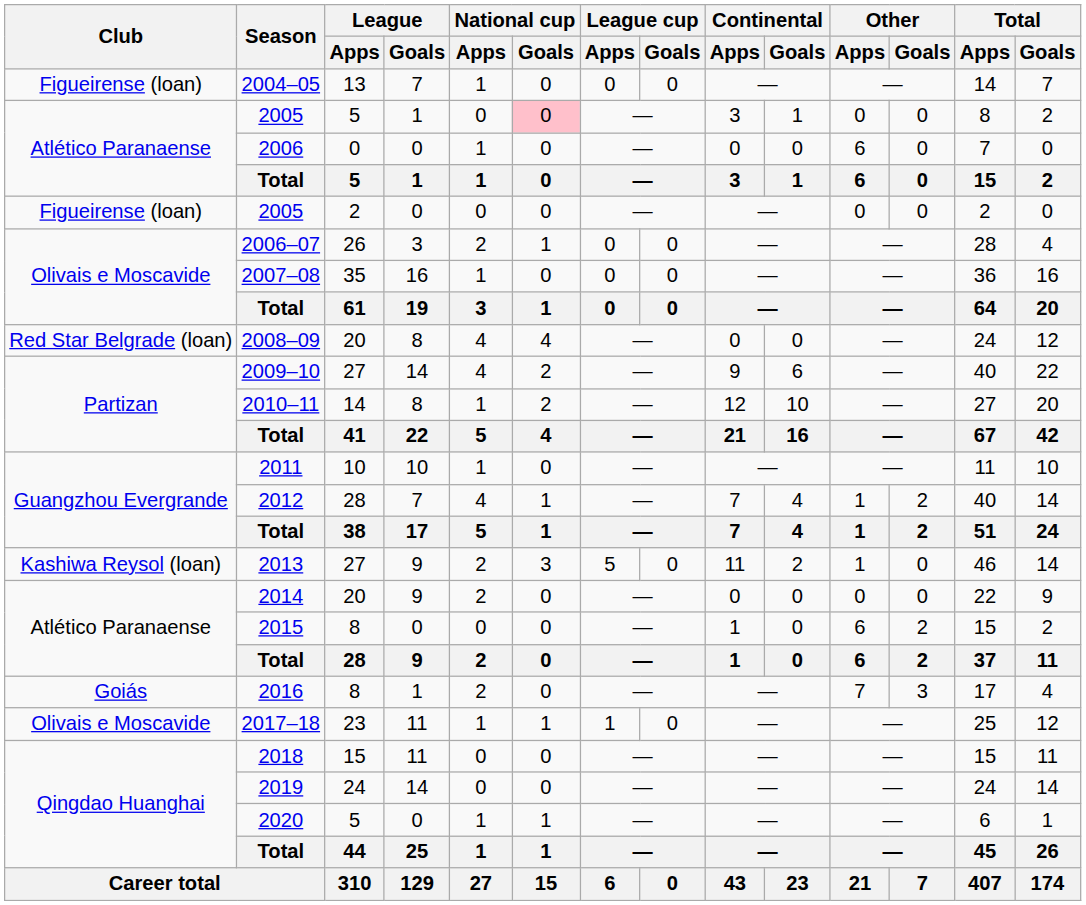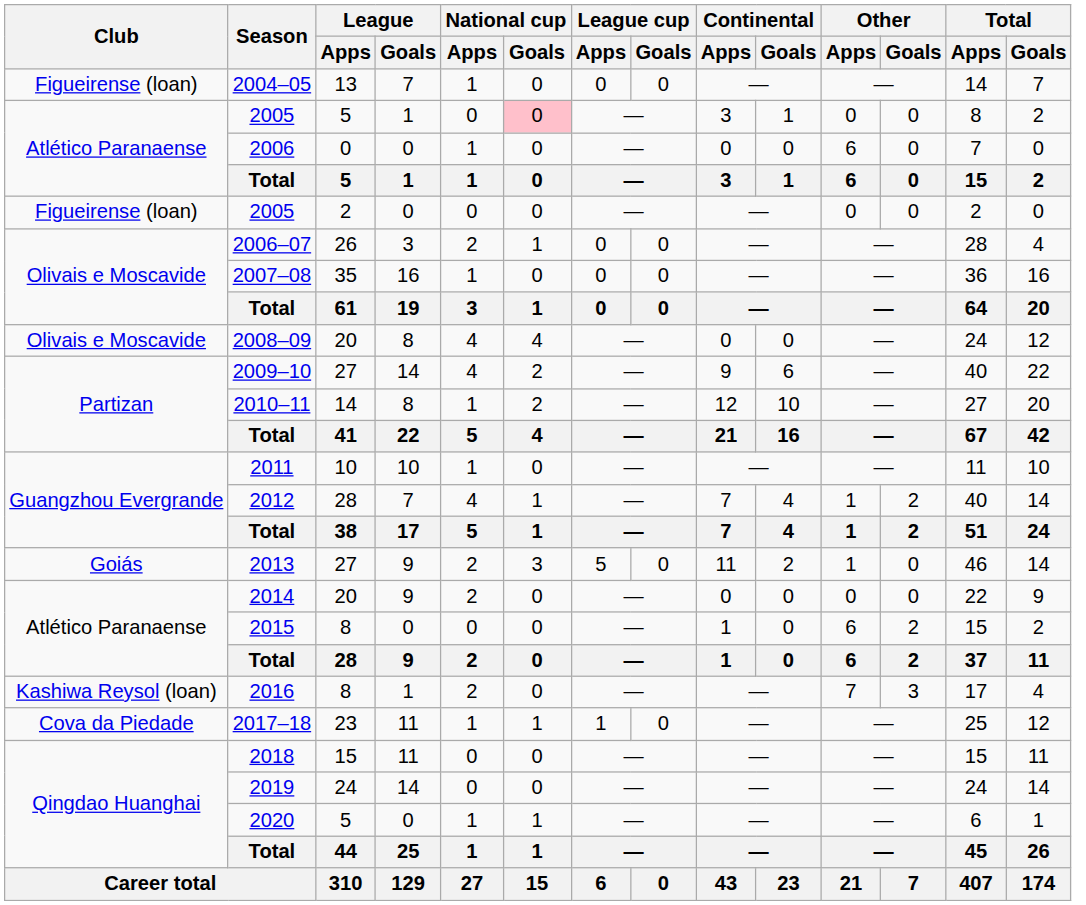(121, 340) Red Star Belgrade (loan) -> (116, 340) Olivais e Moscavide
(121, 564) Kashiwa Reysol (loan) -> (116, 564) Goiás
(121, 691) Goiás -> (116, 691) Kashiwa Reysol (loan)
(121, 723) Olivais e Moscavide -> (116, 723) Cova da Piedade
